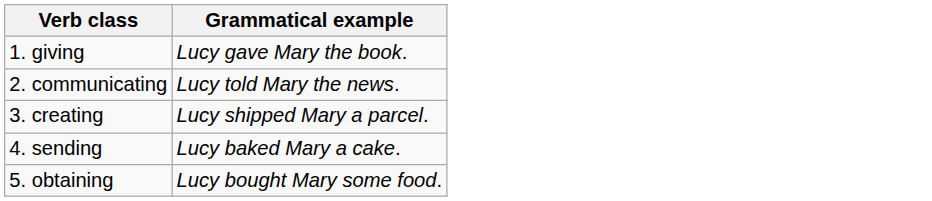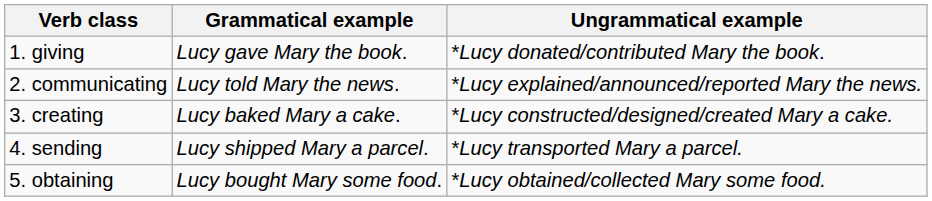+ column: (687, 20)
(303, 116) Lucy shipped Mary a parcel. -> (289, 116) Lucy baked Mary a cake.
(289, 148) Lucy baked Mary a cake. -> (303, 148) Lucy shipped Mary a parcel.
